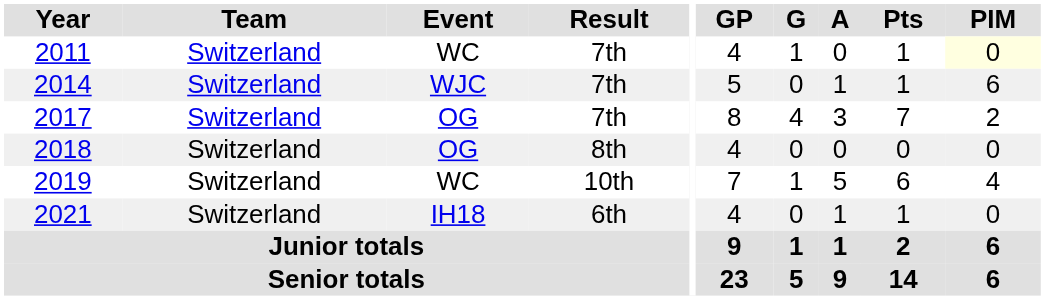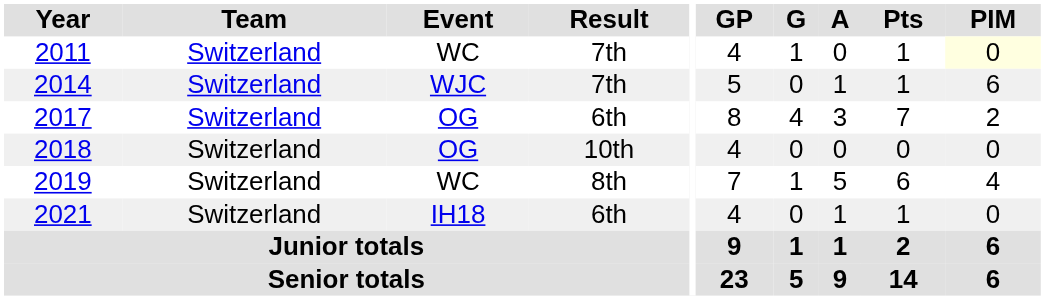(609, 117) 7th -> (609, 117) 6th
(609, 149) 8th -> (609, 149) 10th
(609, 181) 10th -> (609, 181) 8th
